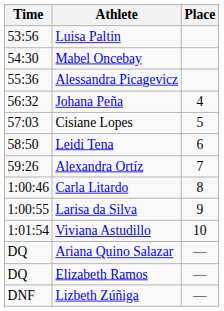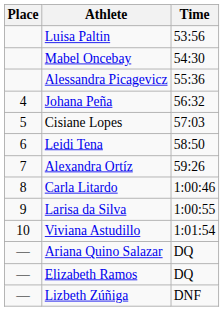columns swapped: (200, 15) <-> (28, 15)
